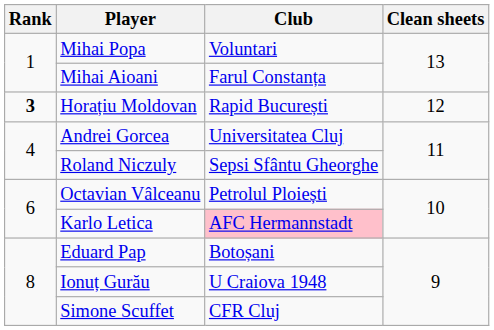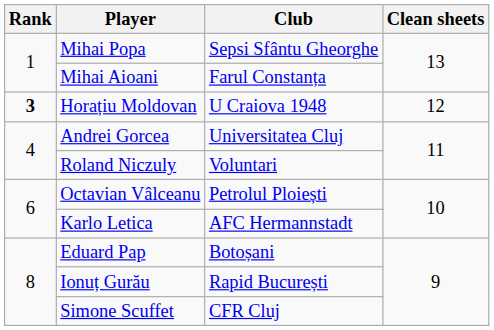(243, 48) Voluntari -> (294, 48) Sepsi Sfântu Gheorghe
(268, 106) Rapid București -> (268, 106) U Craiova 1948
(294, 164) Sepsi Sfântu Gheorghe -> (243, 164) Voluntari
(281, 223) pink background -> (281, 223) no background
(268, 281) U Craiova 1948 -> (268, 281) Rapid București
